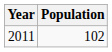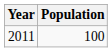(94, 36) 102 -> (94, 36) 100
